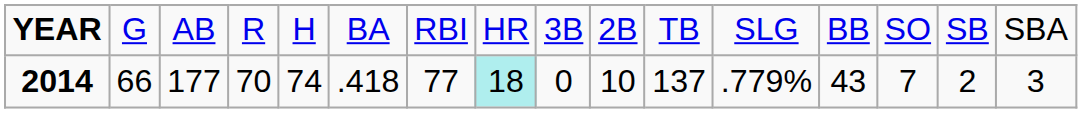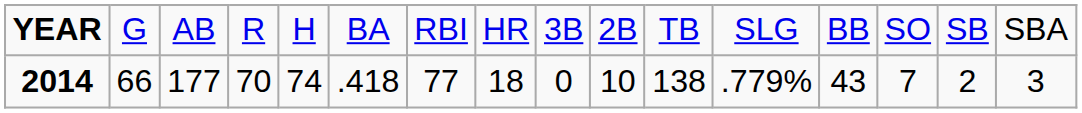(506, 81) paleturquoise background -> (506, 81) no background
(679, 81) 137 -> (679, 81) 138
